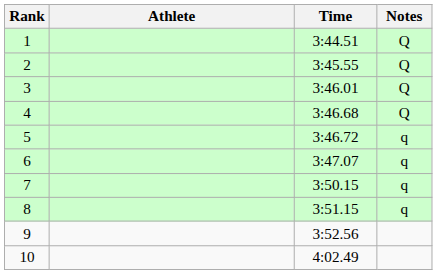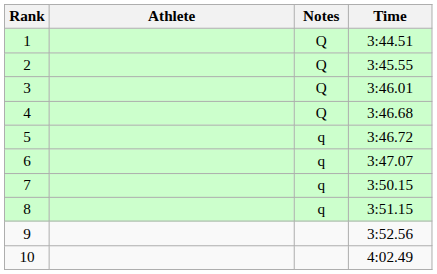columns swapped: (335, 16) <-> (404, 16)
